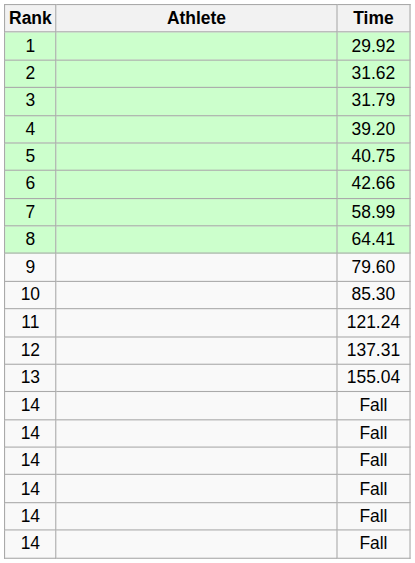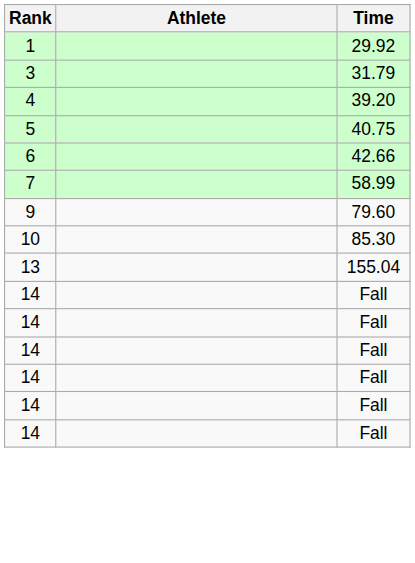- row: (30, 73)
- row: (30, 239)
- row: (30, 322)
- row: (30, 350)
